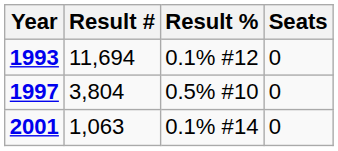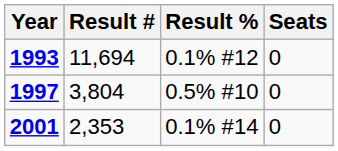(97, 127) 1,063 -> (97, 127) 2,353
